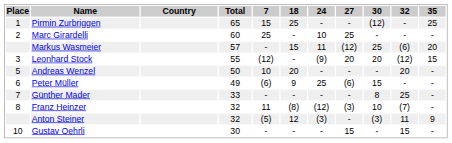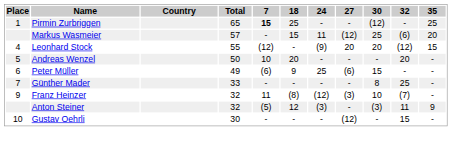(266, 23) normal -> (266, 23) bold
- row: (60, 35)
(18, 59) 3 -> (18, 47) 4
(18, 107) 8 -> (18, 95) 9
(349, 131) 15 -> (349, 119) (12)
